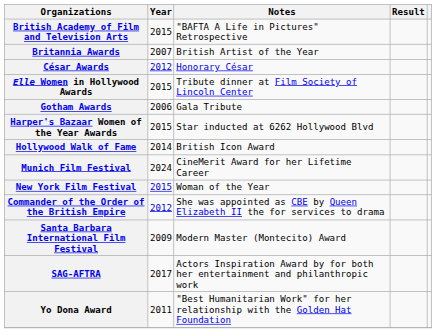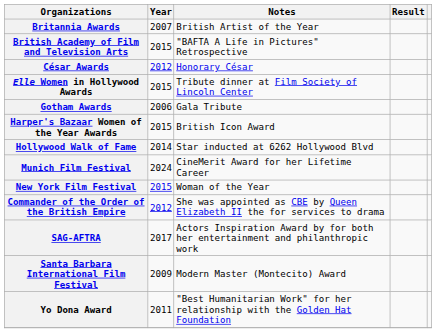rows swapped: (76, 52) <-> (76, 32)
(275, 127) Star inducted at 6262 Hollywood Blvd -> (226, 127) British Icon Award
(226, 147) British Icon Award -> (275, 147) Star inducted at 6262 Hollywood Blvd
rows swapped: (76, 238) <-> (76, 274)
